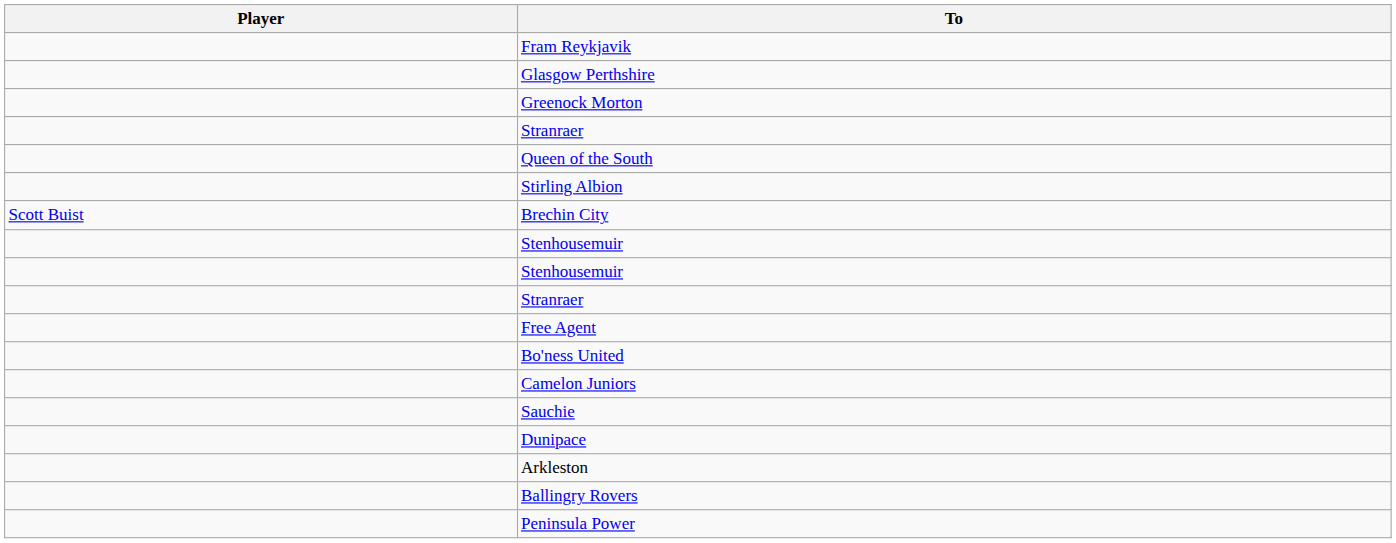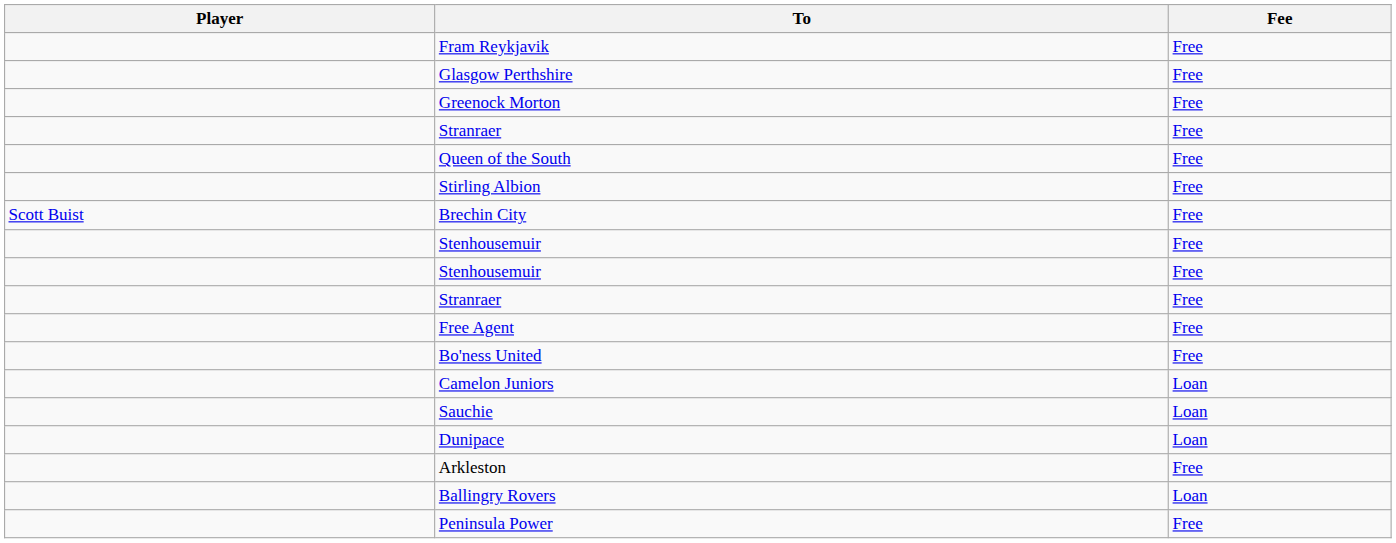+ column: (1280, 18)
